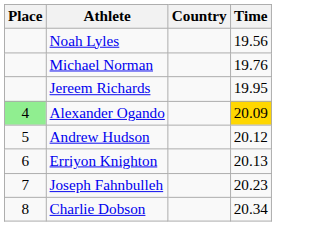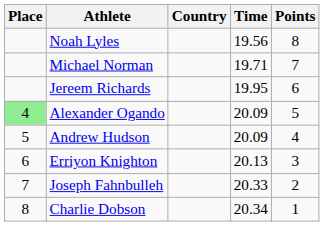+ column: (295, 16)
(251, 64) 19.76 -> (251, 64) 19.71
(251, 112) gold background -> (251, 112) no background
(251, 137) 20.12 -> (251, 137) 20.09
(251, 185) 20.23 -> (251, 185) 20.33
